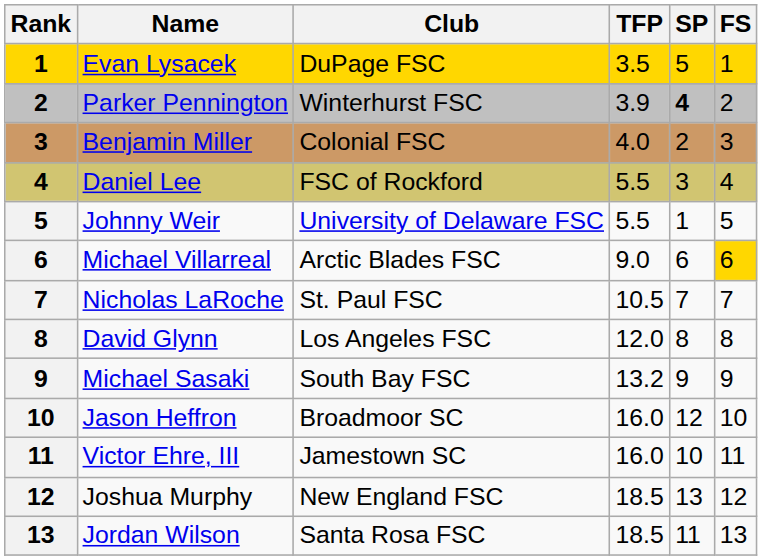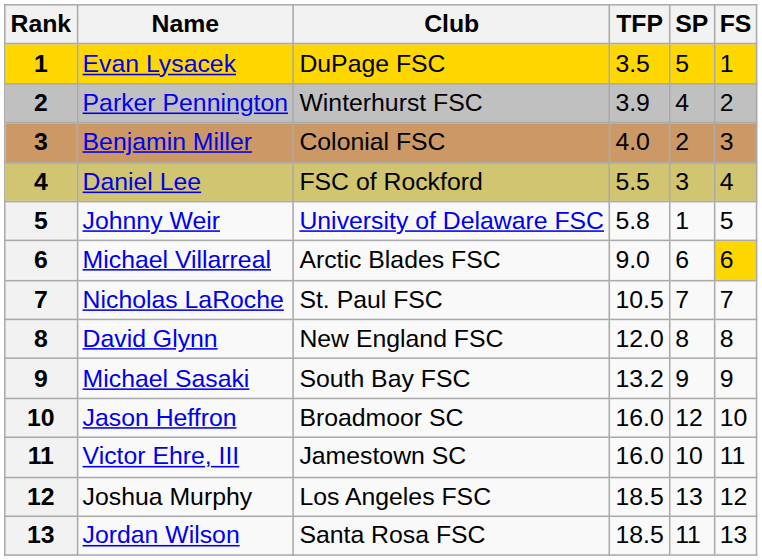(682, 102) bold -> (682, 102) normal
(633, 220) 5.5 -> (633, 220) 5.8
(395, 338) Los Angeles FSC -> (401, 338) New England FSC
(401, 496) New England FSC -> (395, 496) Los Angeles FSC
